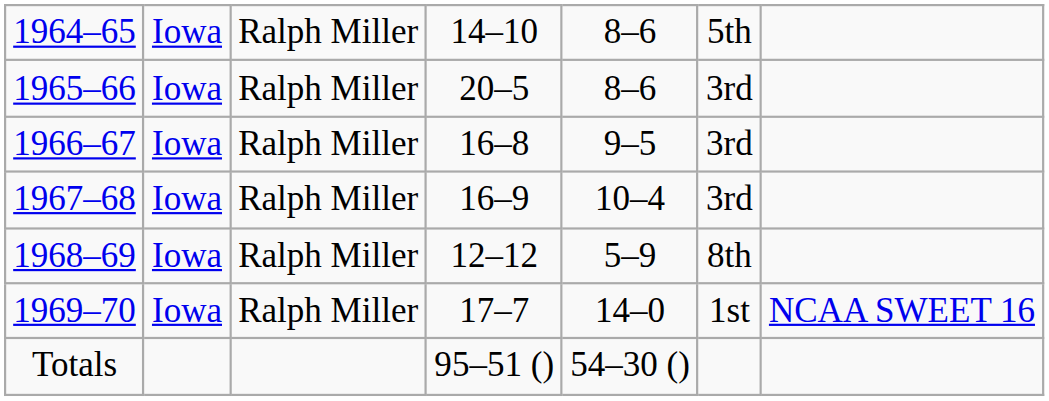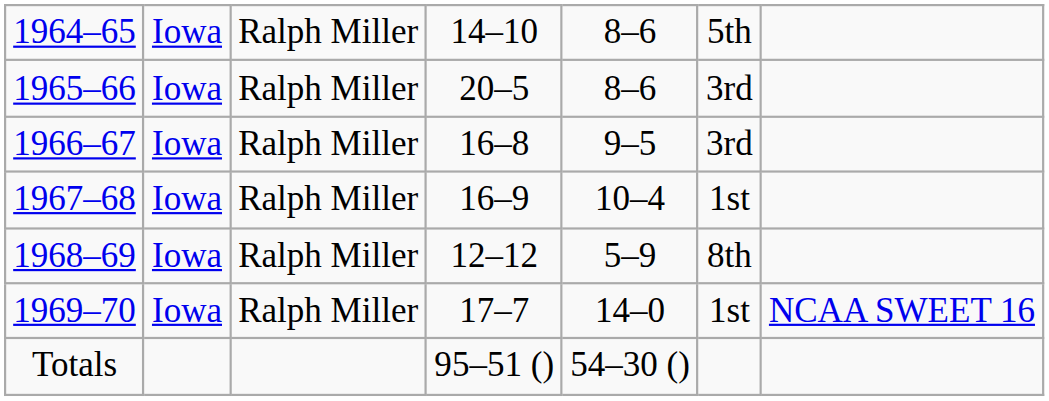(729, 198) 3rd -> (729, 198) 1st
